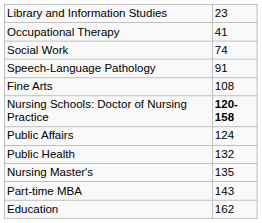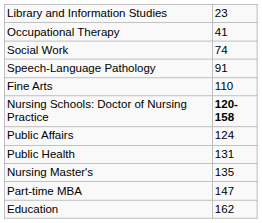(224, 86) 108 -> (224, 86) 110
(224, 154) 132 -> (224, 154) 131
(224, 191) 143 -> (224, 191) 147
